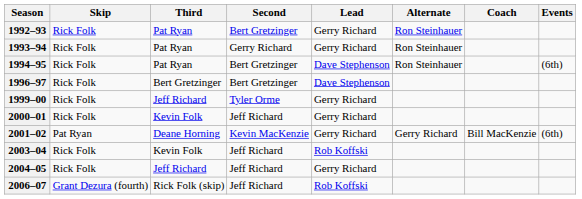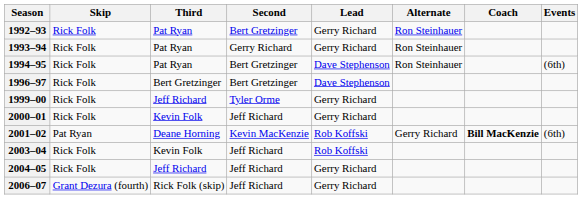(345, 133) Gerry Richard -> (341, 133) Rob Koffski
(502, 133) normal -> (503, 133) bold
(341, 185) Rob Koffski -> (345, 185) Gerry Richard
